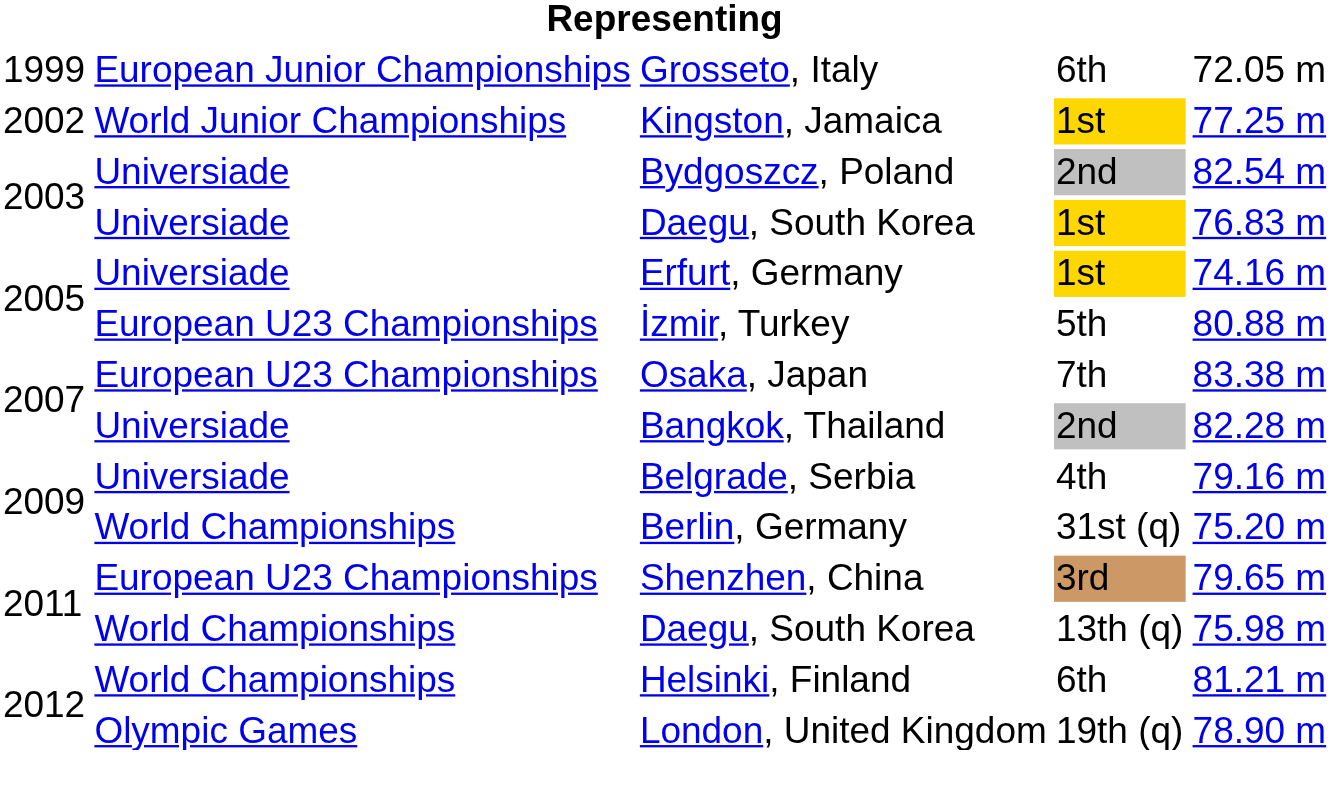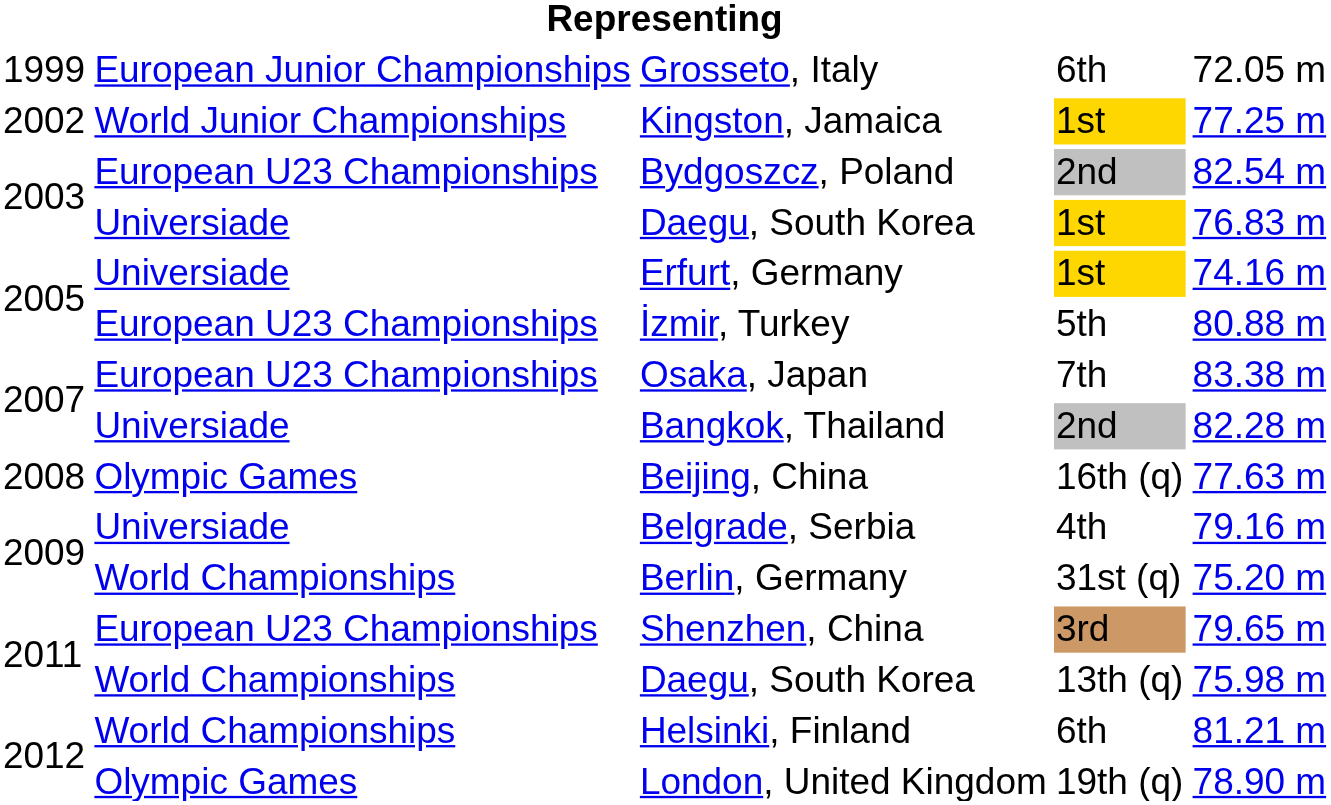(192, 171) Universiade -> (346, 171) European U23 Championships
+ row: (754, 476)
